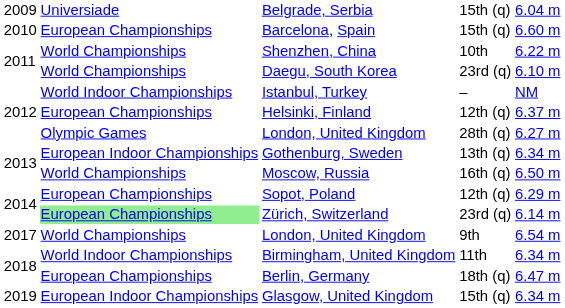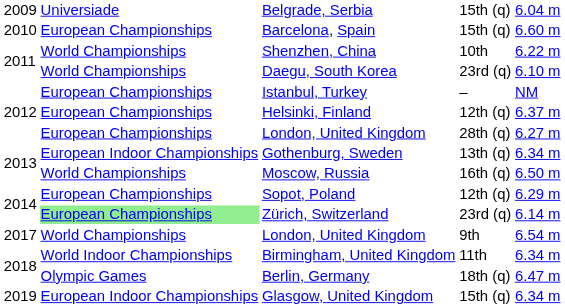(136, 92) World Indoor Championships -> (126, 92) European Championships
(94, 132) Olympic Games -> (126, 132) European Championships
(126, 276) European Championships -> (94, 276) Olympic Games
